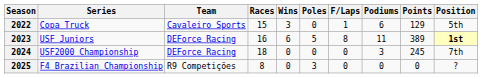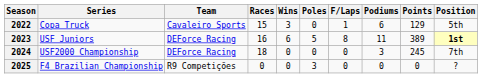(262, 66) 8 -> (262, 66) 0
